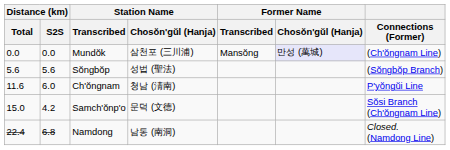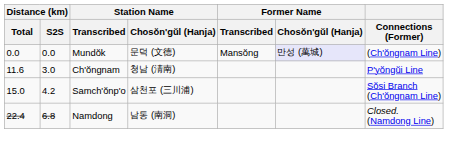(162, 53) 삼천포 (三川浦) -> (153, 53) 문덕 (文德)
- row: (91, 70)
(49, 87) 6.0 -> (49, 70) 3.0
(153, 107) 문덕 (文德) -> (162, 90) 삼천포 (三川浦)
